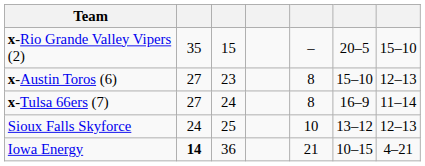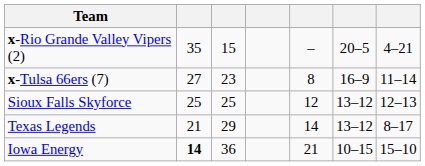(398, 47) 15–10 -> (398, 47) 4–21
- row: (62, 79)
(228, 102) 24 -> (228, 79) 23
(194, 126) 24 -> (194, 102) 25
(311, 126) 10 -> (311, 102) 12
+ row: (52, 126)
(398, 149) 4–21 -> (398, 149) 15–10
